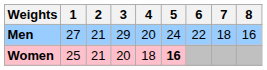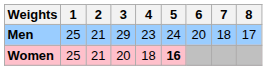(73, 35) 27 -> (73, 35) 25
(148, 35) 20 -> (148, 35) 23
(199, 35) 22 -> (199, 35) 20
(249, 35) 16 -> (249, 35) 17
